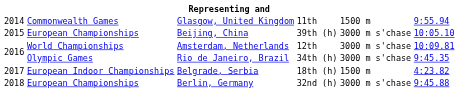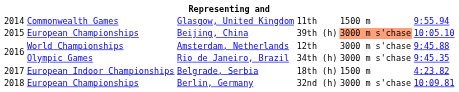(376, 34) no background -> (376, 34) lightsalmon background
(434, 46) 10:09.81 -> (432, 46) 9:45.88
(432, 83) 9:45.88 -> (434, 83) 10:09.81
